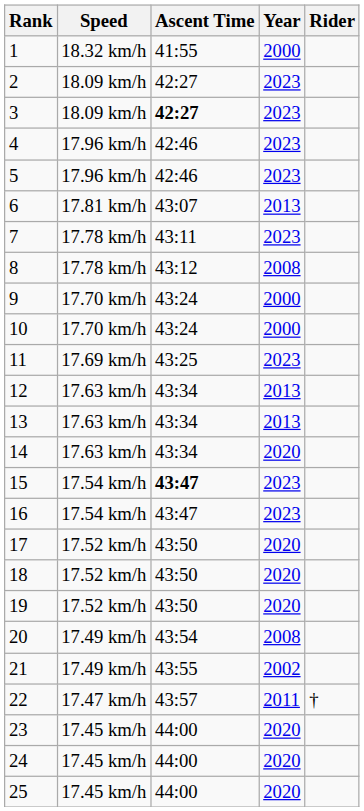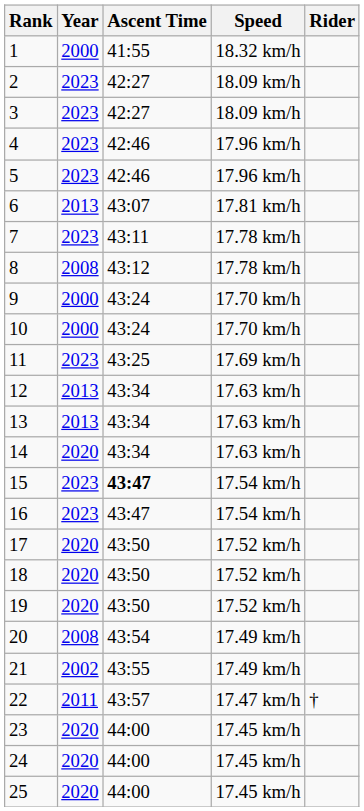columns swapped: (282, 20) <-> (104, 20)
(177, 113) bold -> (129, 113) normal
